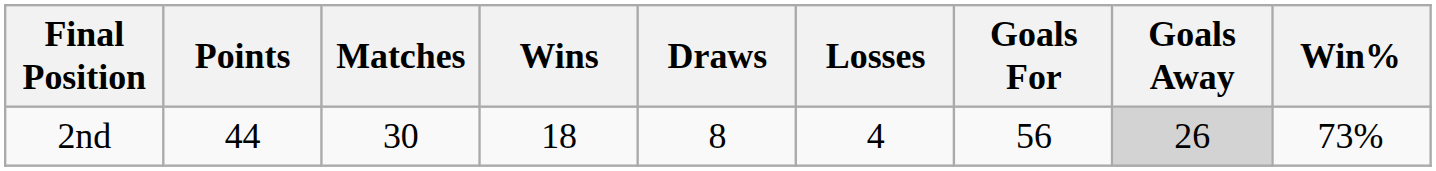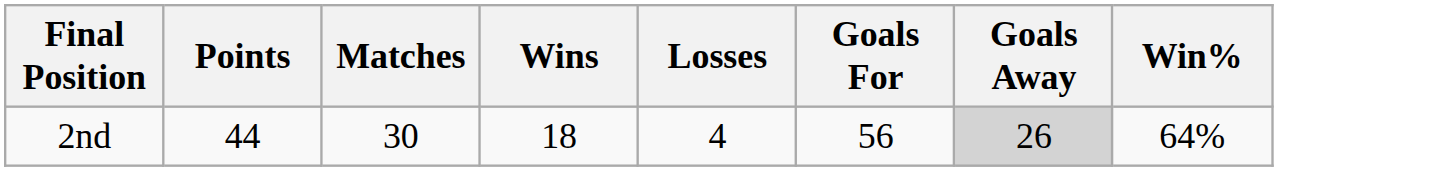- column: (717, 55)
(1350, 135) 73% -> (1192, 135) 64%
